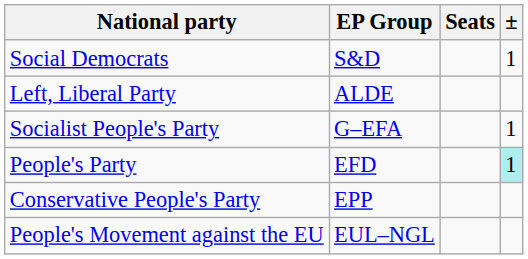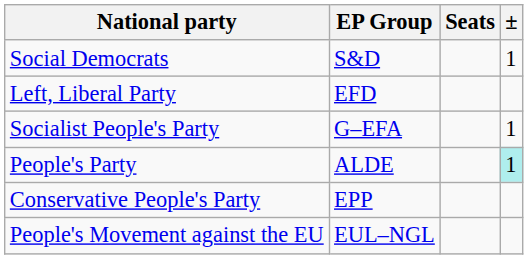(364, 93) ALDE -> (355, 93) EFD
(355, 164) EFD -> (364, 164) ALDE
